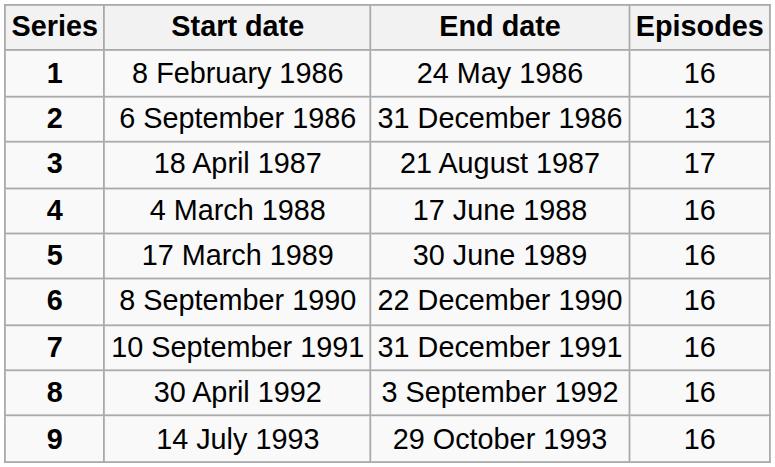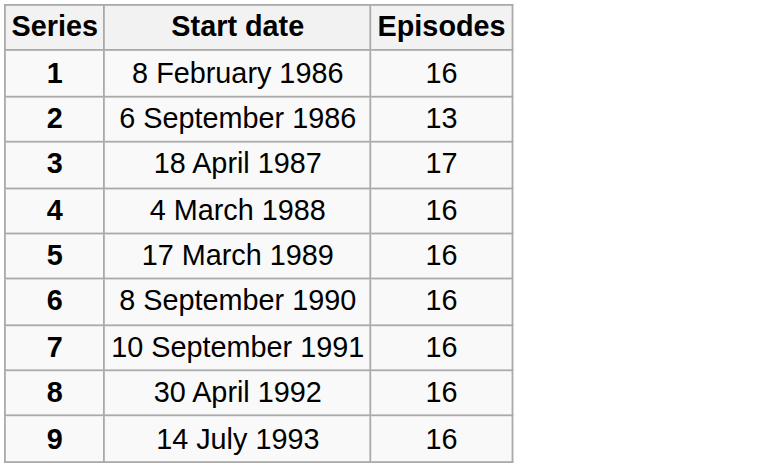- column: (500, 27)
